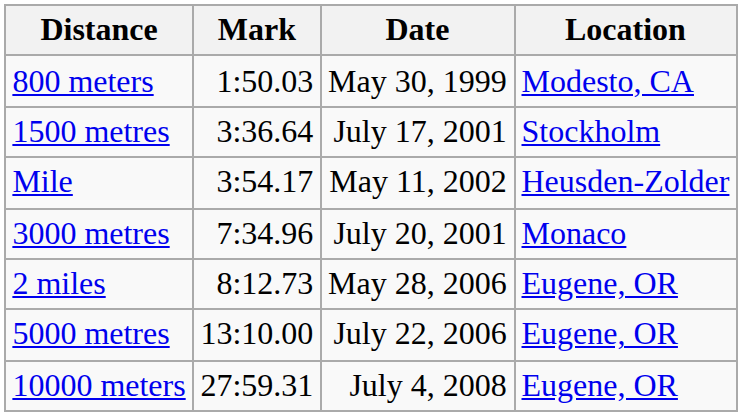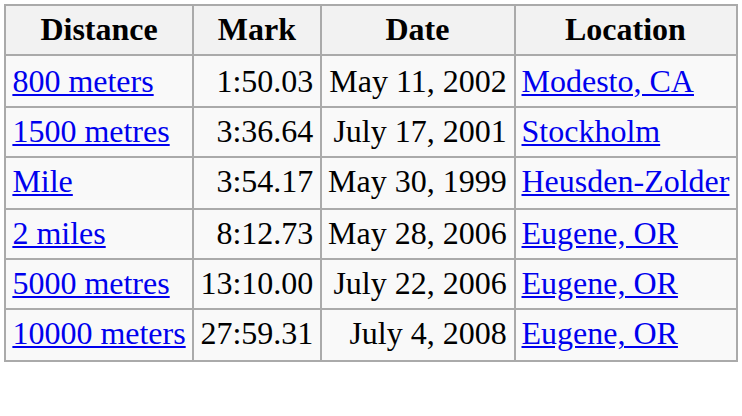(417, 80) May 30, 1999 -> (418, 80) May 11, 2002
(418, 182) May 11, 2002 -> (417, 182) May 30, 1999
- row: (91, 232)
